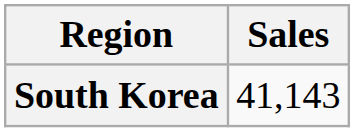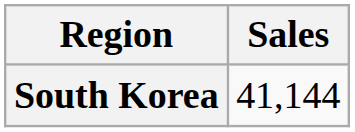(288, 94) 41,143 -> (288, 94) 41,144
